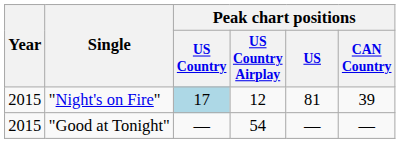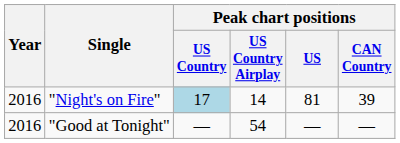(25, 99) 2015 -> (25, 99) 2016
(258, 99) 12 -> (258, 99) 14
(25, 125) 2015 -> (25, 125) 2016
